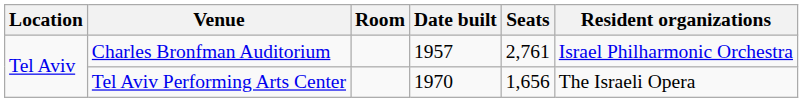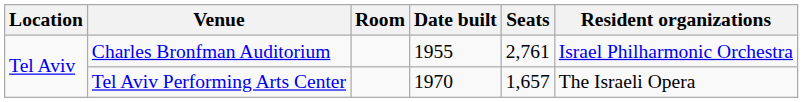(433, 50) 1957 -> (433, 50) 1955
(528, 81) 1,656 -> (528, 81) 1,657
